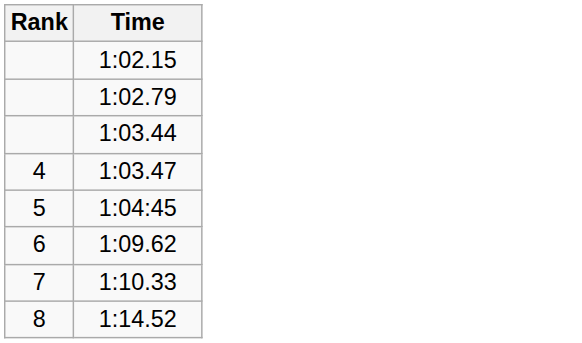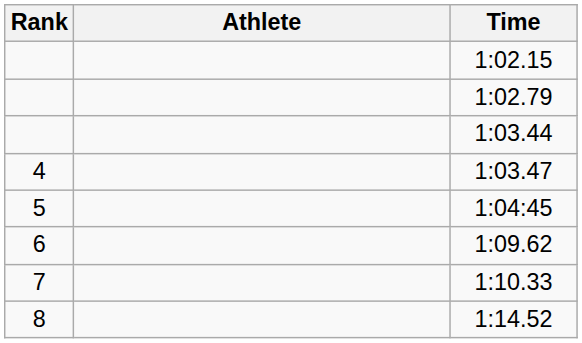+ column: (262, 23)
